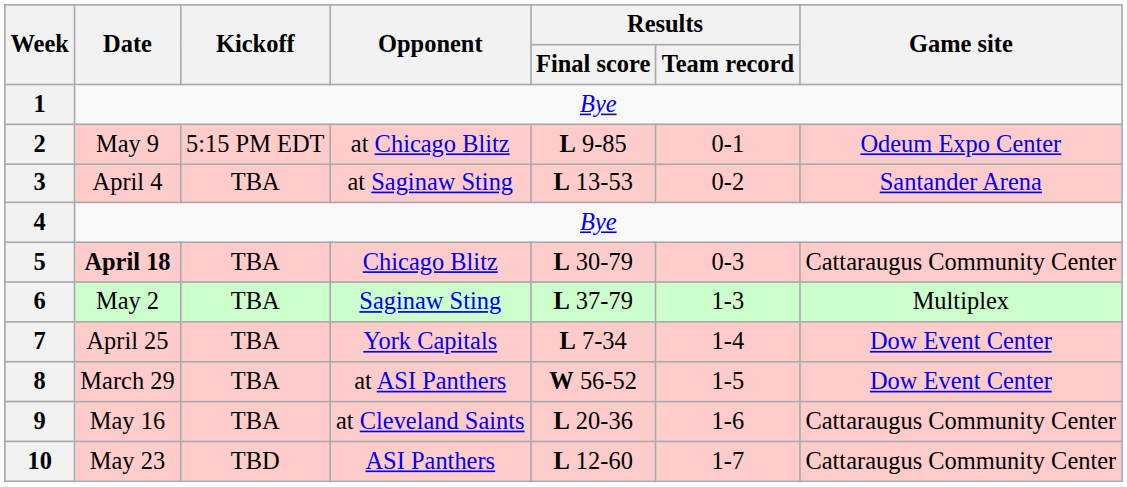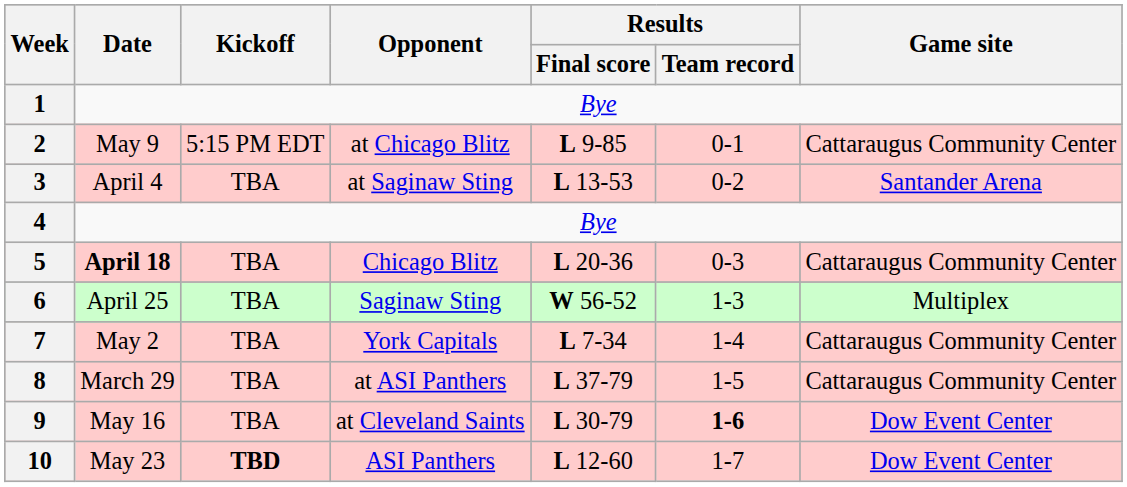(961, 142) Odeum Expo Center -> (961, 142) Cattaraugus Community Center
(593, 261) L 30-79 -> (593, 261) L 20-36
(127, 301) May 2 -> (127, 301) April 25
(593, 301) L 37-79 -> (593, 301) W 56-52
(127, 341) April 25 -> (127, 341) May 2
(961, 341) Dow Event Center -> (961, 341) Cattaraugus Community Center
(593, 380) W 56-52 -> (593, 380) L 37-79
(961, 380) Dow Event Center -> (961, 380) Cattaraugus Community Center
(593, 420) L 20-36 -> (593, 420) L 30-79
(728, 420) normal -> (728, 420) bold
(961, 420) Cattaraugus Community Center -> (961, 420) Dow Event Center
(255, 459) normal -> (255, 459) bold
(961, 459) Cattaraugus Community Center -> (961, 459) Dow Event Center
